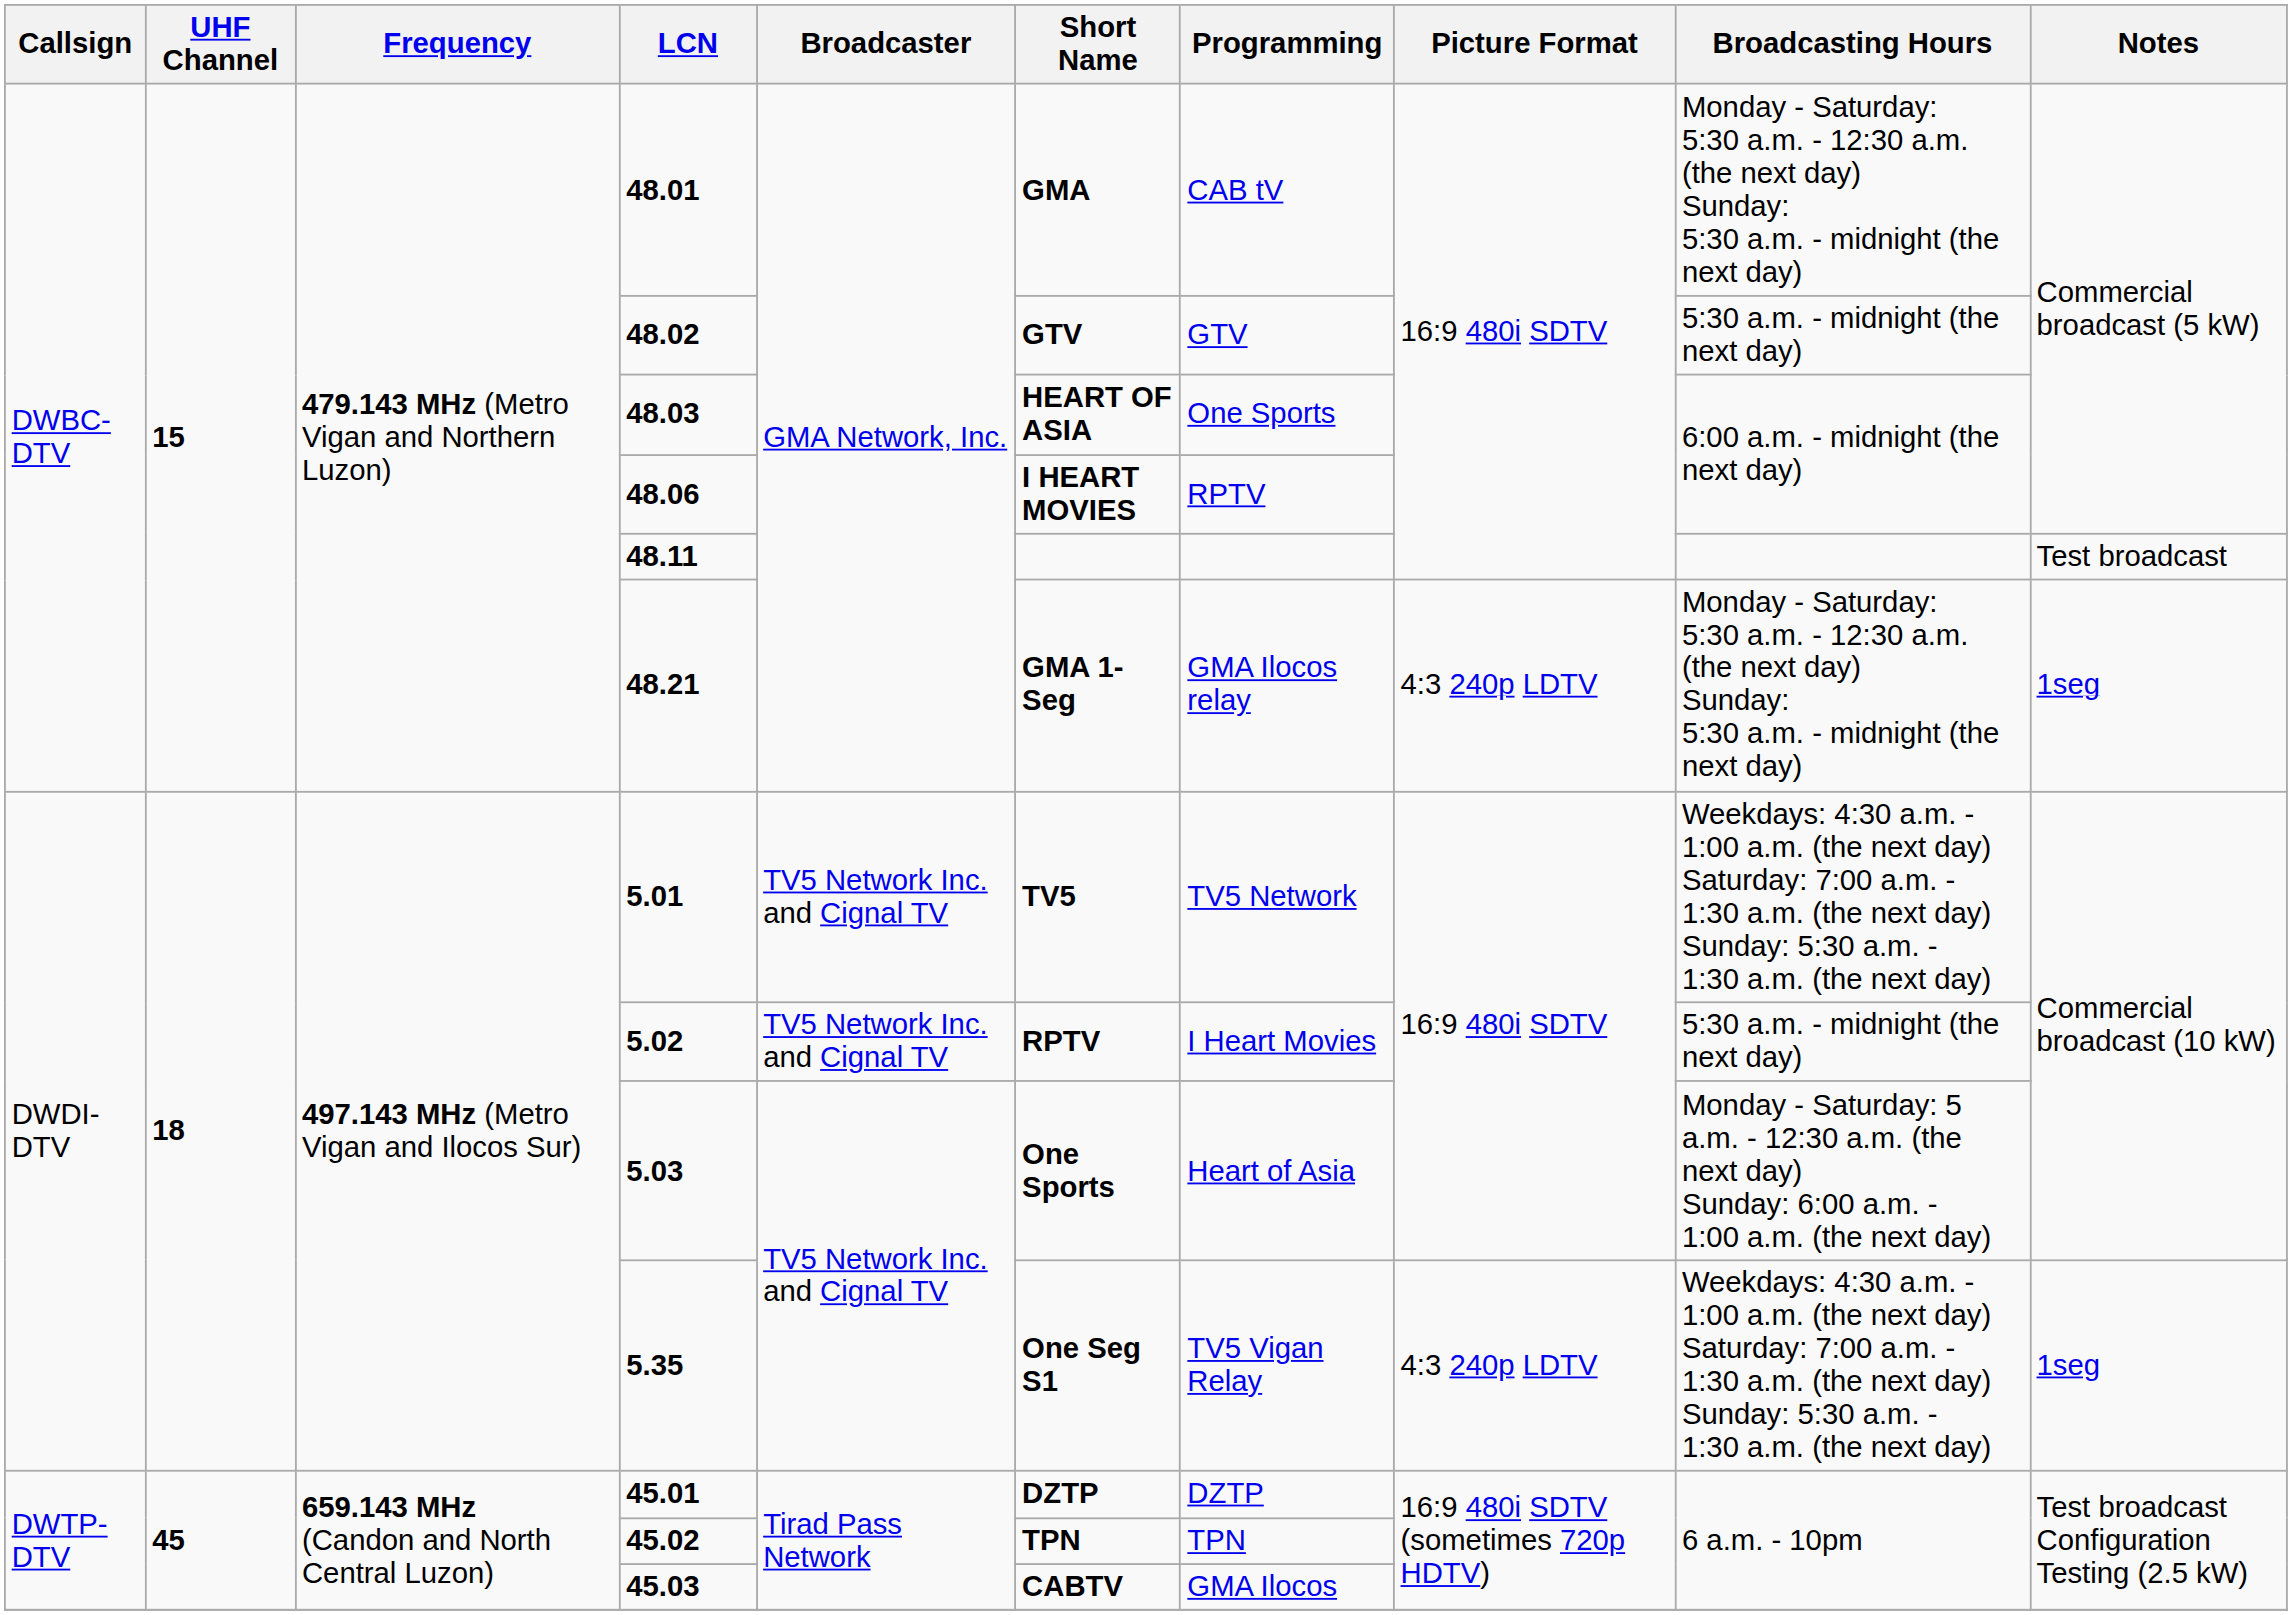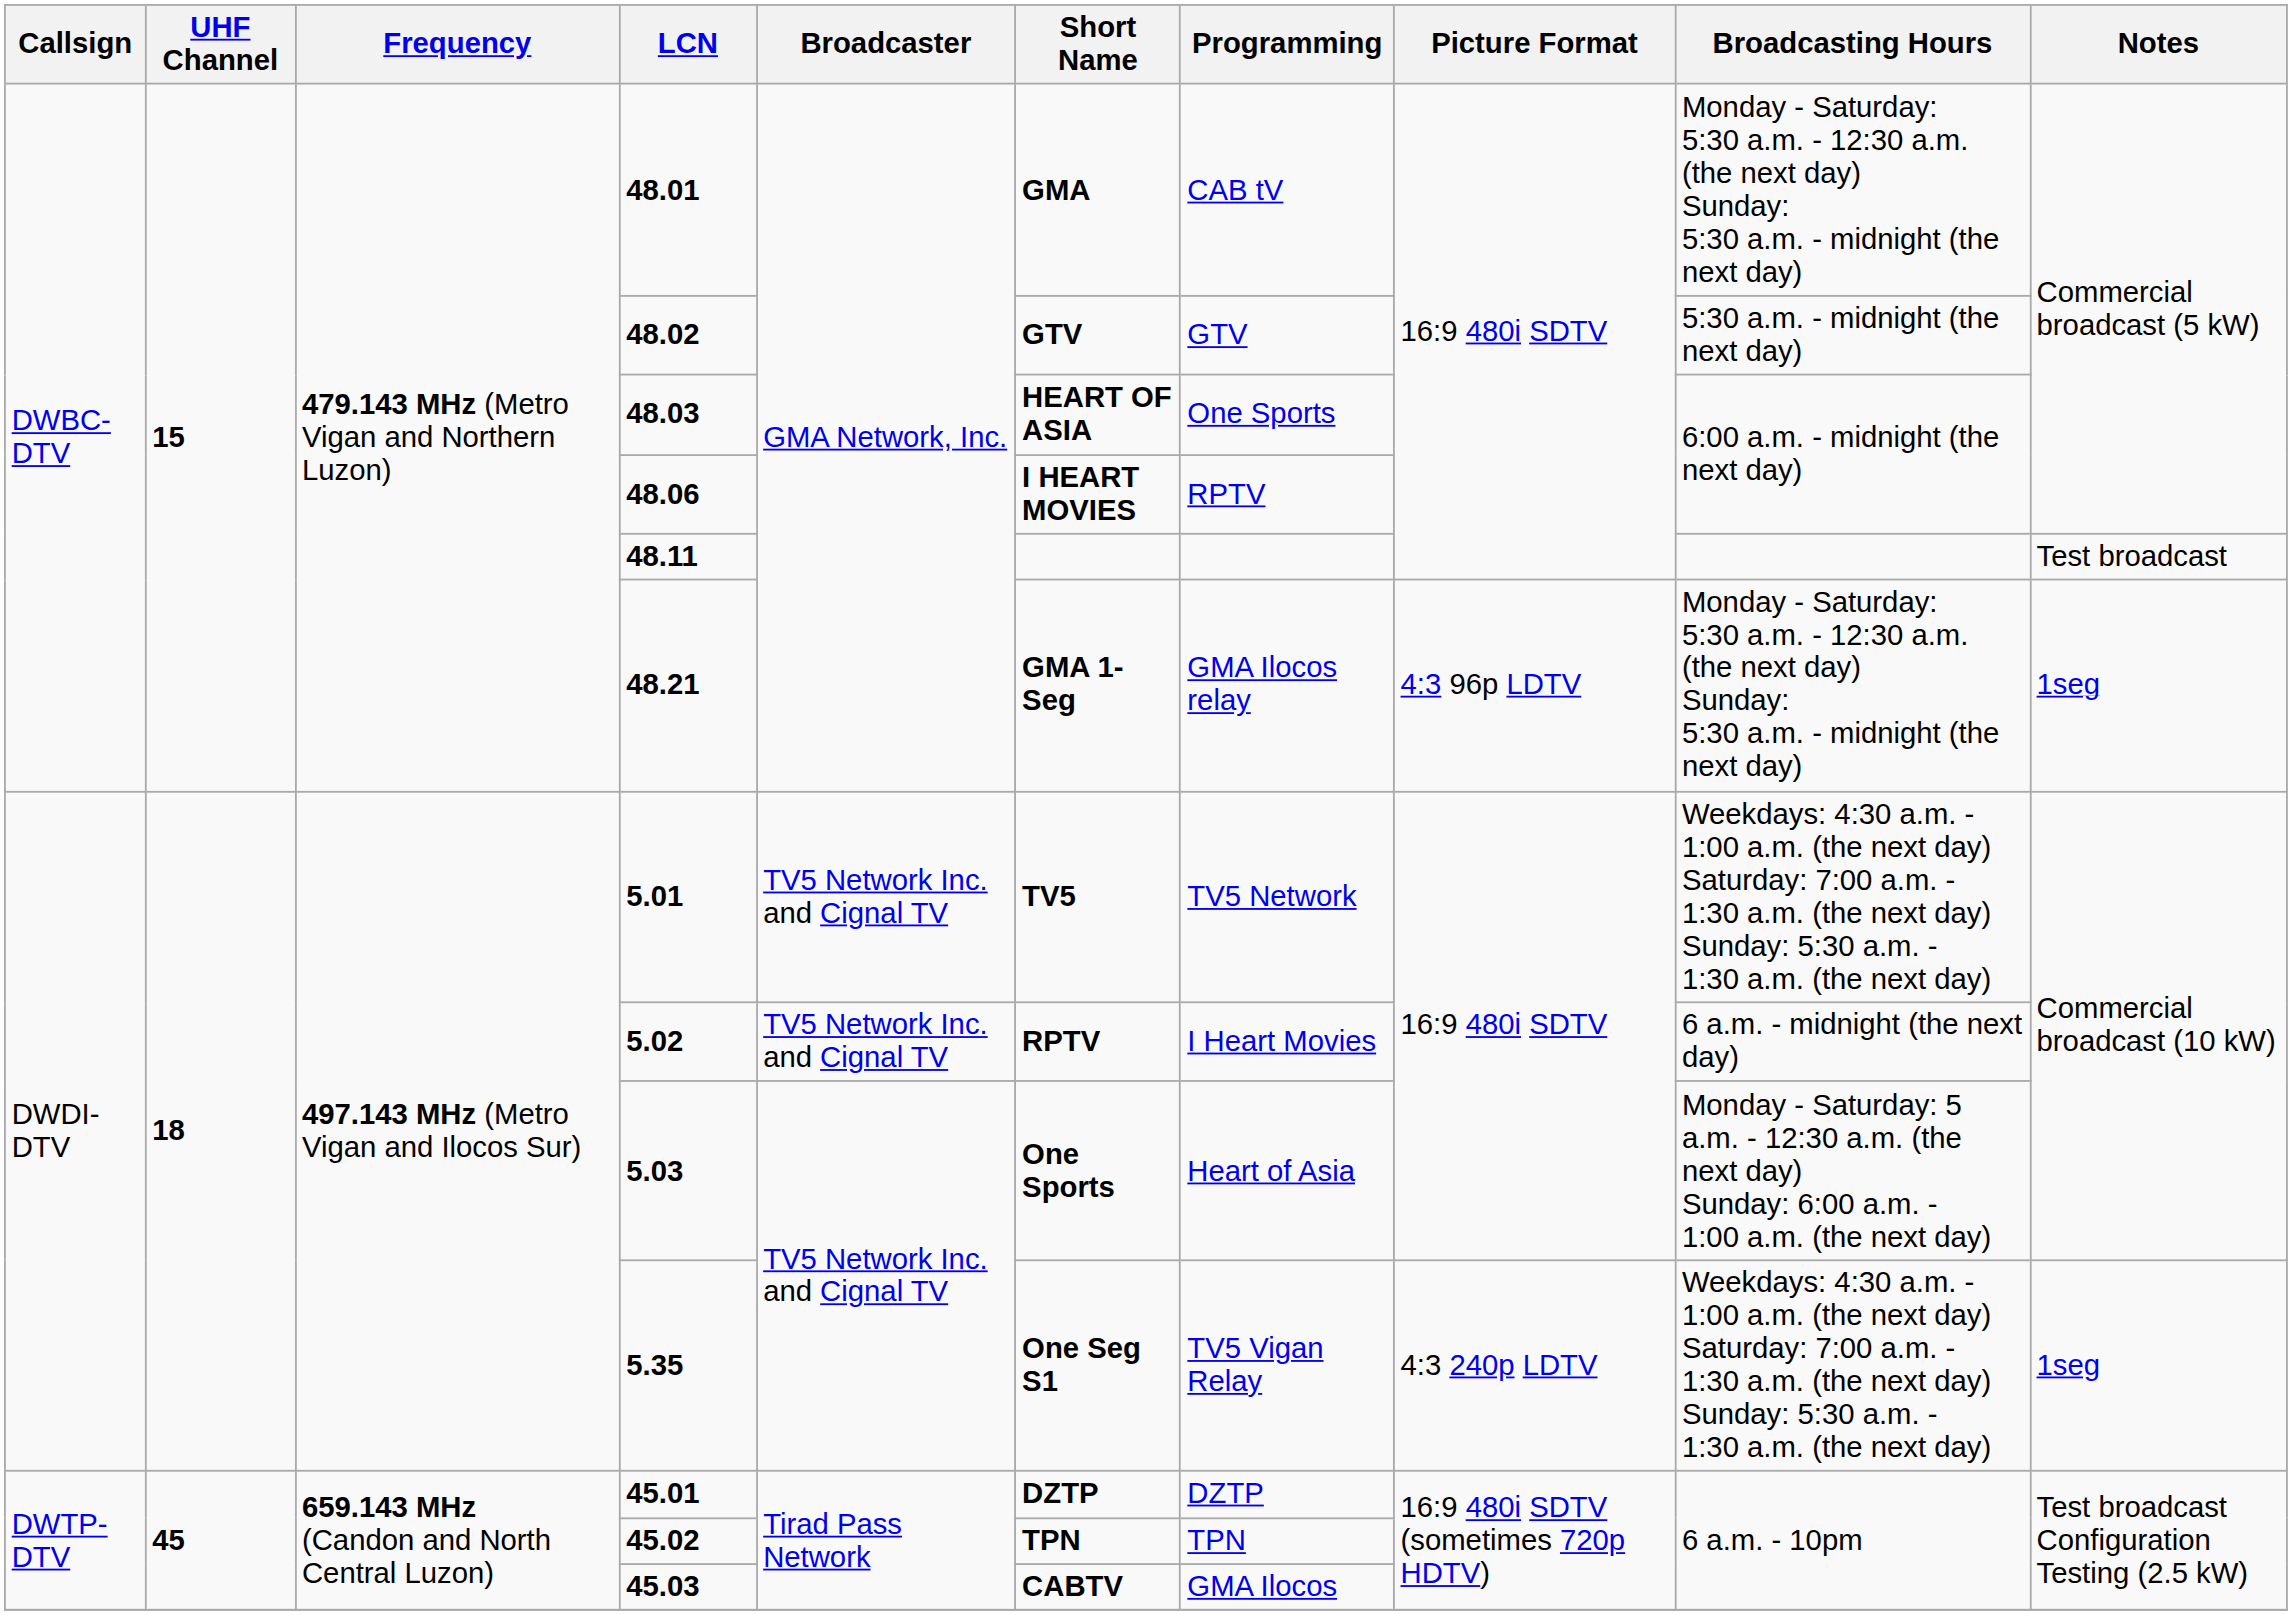(1499, 685) 4:3 240p LDTV -> (1491, 685) 4:3 96p LDTV
(1841, 1041) 5:30 a.m. - midnight (the next day) -> (1852, 1041) 6 a.m. - midnight (the next day)
